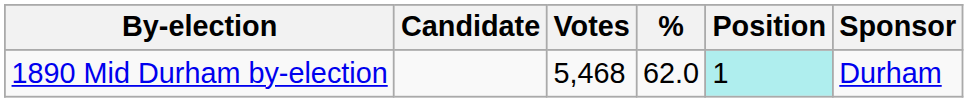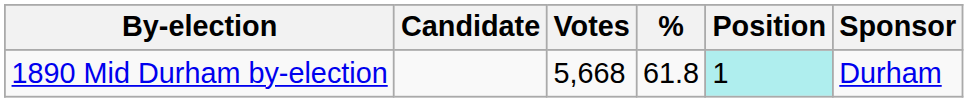(590, 73) 5,468 -> (590, 73) 5,668
(671, 73) 62.0 -> (671, 73) 61.8
